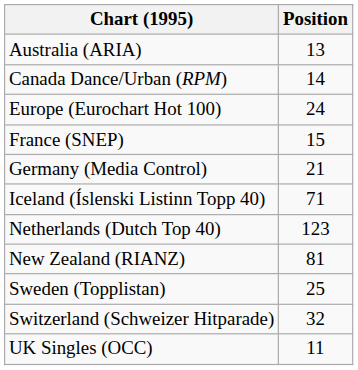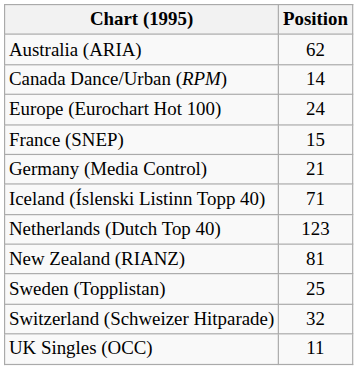(315, 49) 13 -> (315, 49) 62
